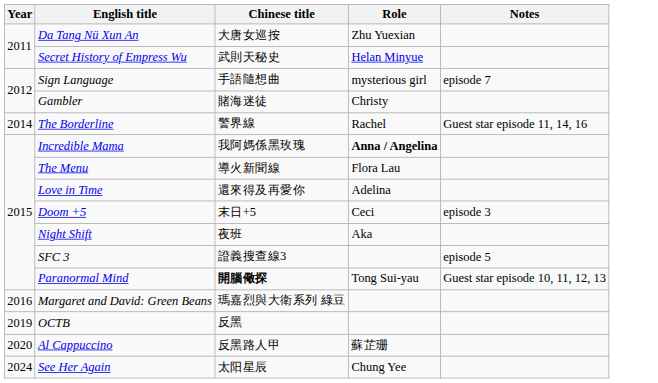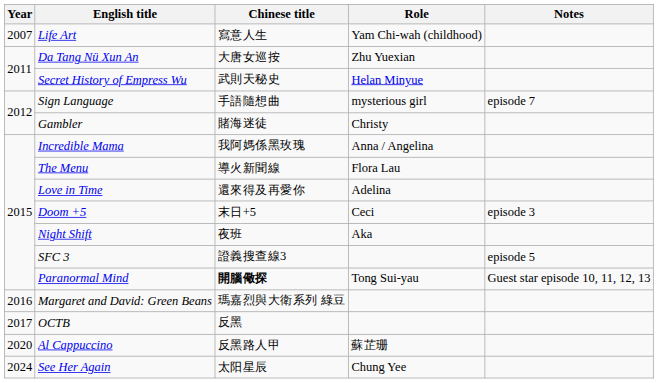+ row: (57, 35)
- row: (76, 123)
(394, 146) bold -> (392, 146) normal
(20, 323) 2019 -> (20, 323) 2017
